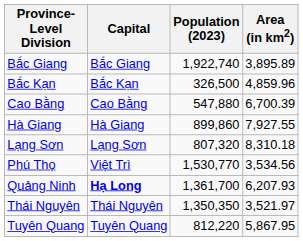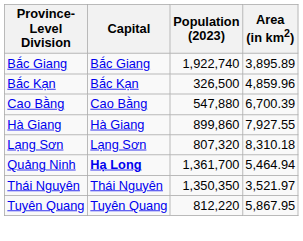- row: (31, 165)
(270, 185) 6,207.93 -> (270, 165) 5,464.94
